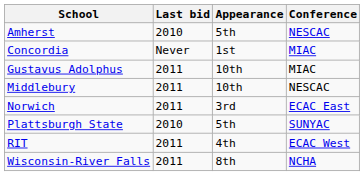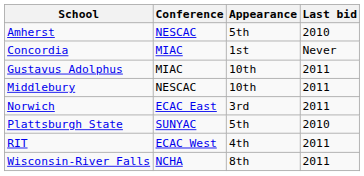columns swapped: (323, 14) <-> (183, 14)
